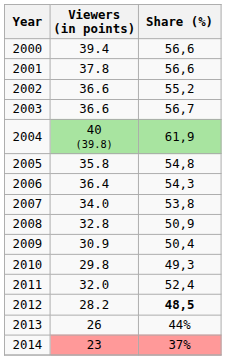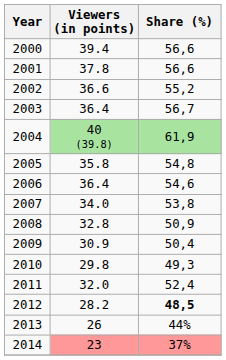(94, 109) 36.6 -> (94, 109) 36.4
(180, 184) 54,3 -> (180, 184) 54,6
